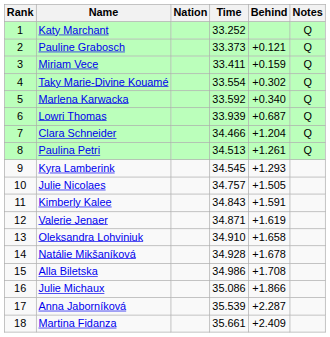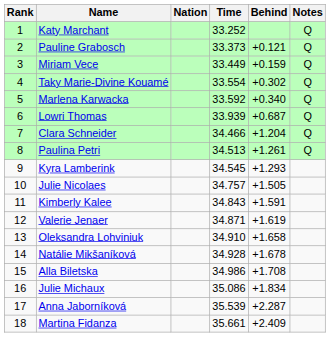(229, 64) 33.411 -> (229, 64) 33.449
(269, 289) +1.866 -> (269, 289) +1.834
